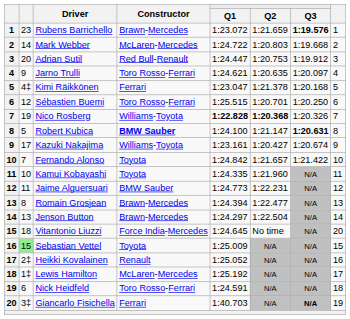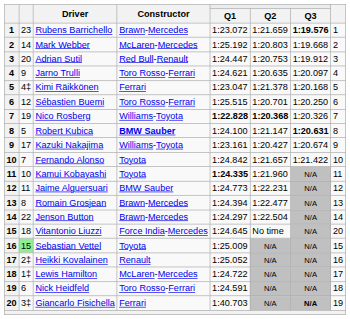(230, 44) 1:24.722 -> (230, 44) 1:25.192
(230, 173) normal -> (230, 173) bold
(26, 217) 13 -> (26, 217) 22
(230, 274) 1:25.192 -> (230, 274) 1:24.722
